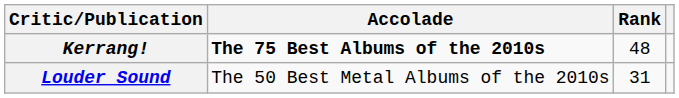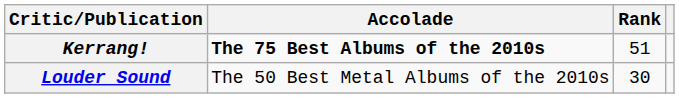(640, 49) 48 -> (640, 49) 51
(640, 78) 31 -> (640, 78) 30
